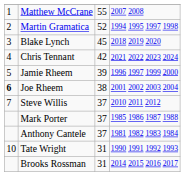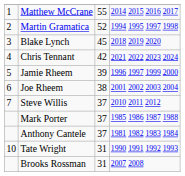(127, 12) 2007 2008 -> (144, 12) 2014 2015 2016 2017
(9, 88) bold -> (9, 88) normal
(144, 164) 2014 2015 2016 2017 -> (127, 164) 2007 2008
